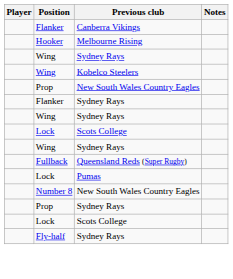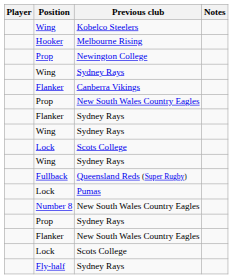rows swapped: (46, 72) <-> (50, 27)
+ row: (44, 57)
+ row: (50, 236)
